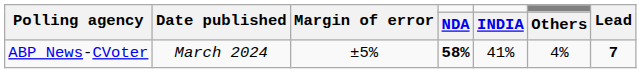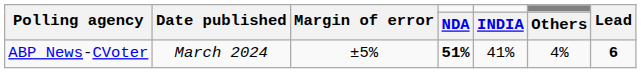(456, 54) 58% -> (456, 54) 51%
(613, 54) 7 -> (613, 54) 6
